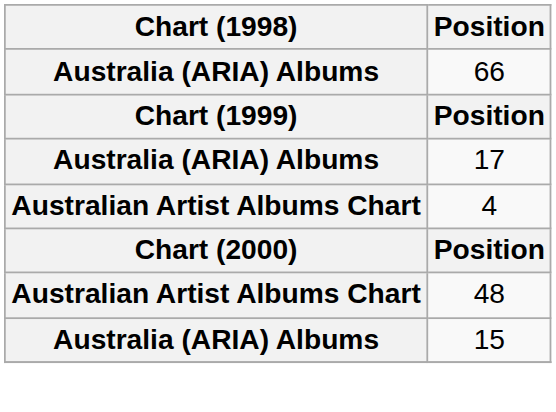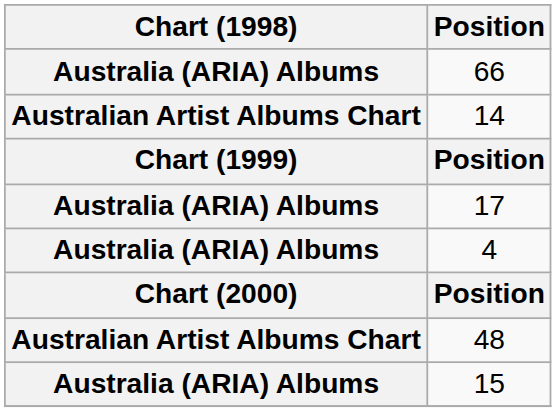+ row: (489, 116)
(216, 205) Australian Artist Albums Chart -> (216, 250) Australia (ARIA) Albums
